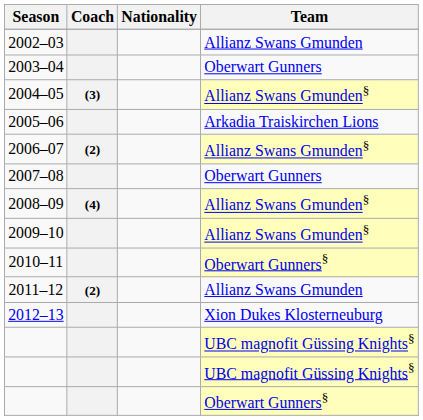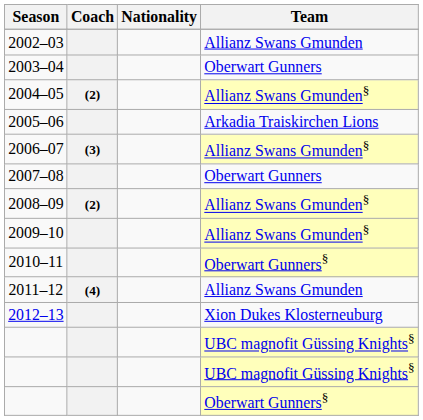(92, 95) (3) -> (92, 95) (2)
(92, 150) (2) -> (92, 150) (3)
(92, 204) (4) -> (92, 204) (2)
(92, 290) (2) -> (92, 290) (4)
